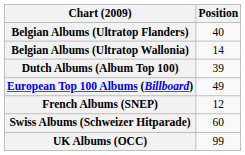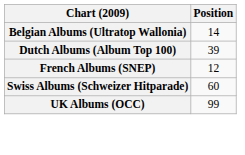- row: (100, 31)
- row: (100, 86)
